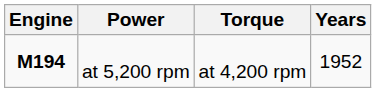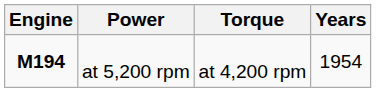(341, 60) 1952 -> (341, 60) 1954
